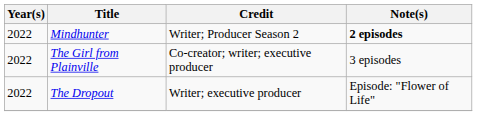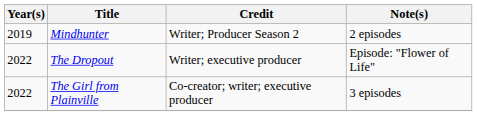(20, 33) 2022 -> (20, 33) 2019
(376, 33) bold -> (375, 33) normal
rows swapped: (82, 93) <-> (85, 60)
